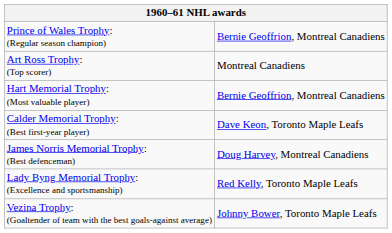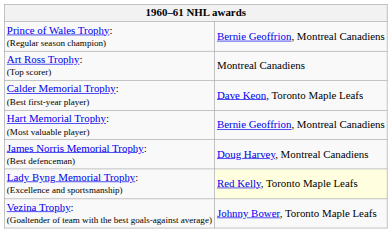rows swapped: (63, 124) <-> (58, 95)
(287, 183) no background -> (287, 183) lightyellow background
